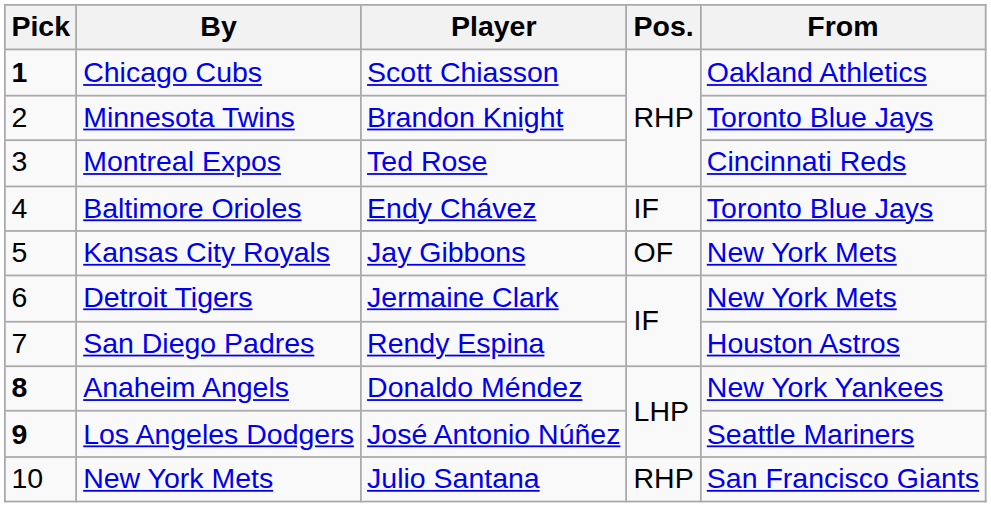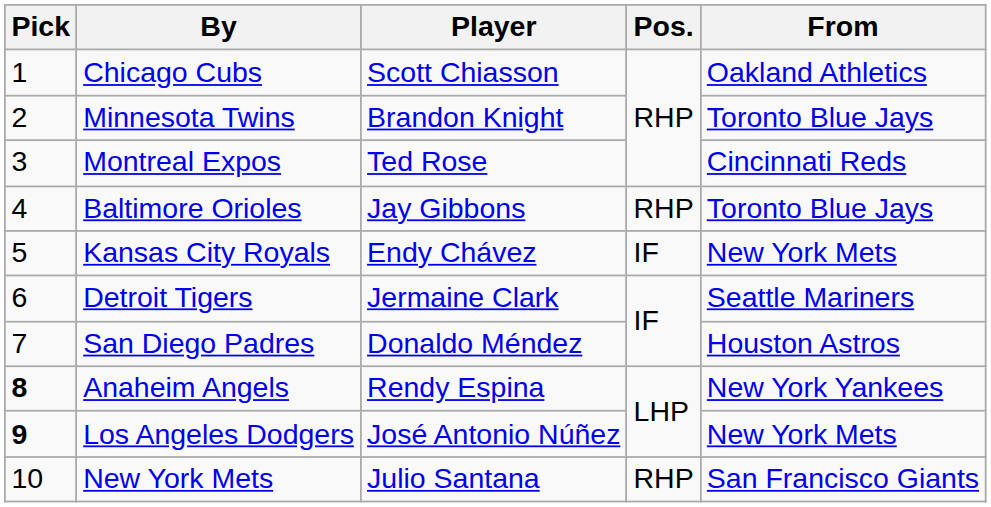(19, 72) bold -> (19, 72) normal
(452, 207) Endy Chávez -> (446, 207) Jay Gibbons
(646, 207) IF -> (664, 207) RHP
(446, 252) Jay Gibbons -> (452, 252) Endy Chávez
(653, 252) OF -> (646, 252) IF
(802, 298) New York Mets -> (811, 298) Seattle Mariners
(456, 343) Rendy Espina -> (475, 343) Donaldo Méndez
(475, 388) Donaldo Méndez -> (456, 388) Rendy Espina
(811, 433) Seattle Mariners -> (802, 433) New York Mets
